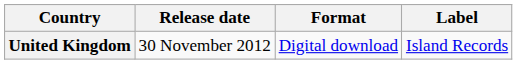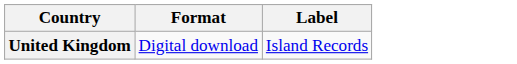- column: (205, 18)
